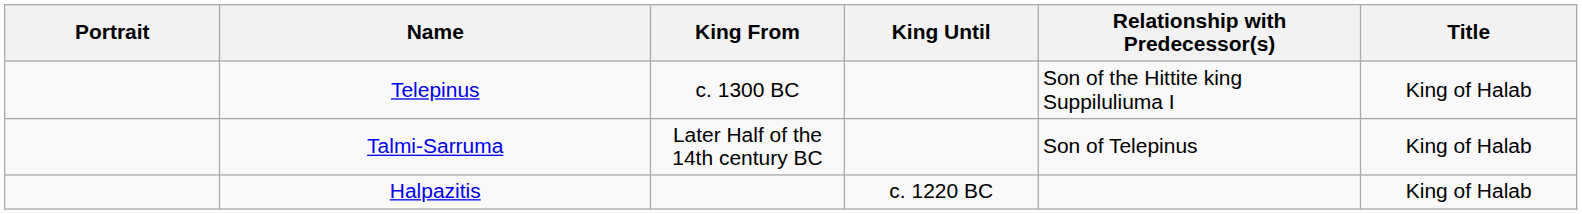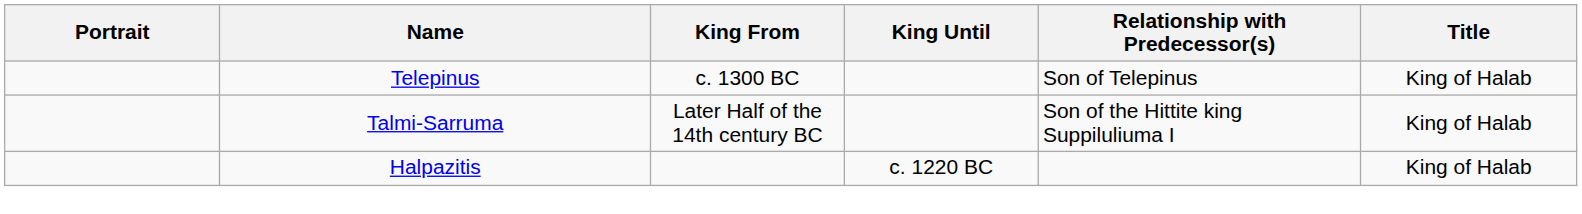(1143, 89) Son of the Hittite king Suppiluliuma I -> (1120, 77) Son of Telepinus
(1120, 146) Son of Telepinus -> (1143, 122) Son of the Hittite king Suppiluliuma I
